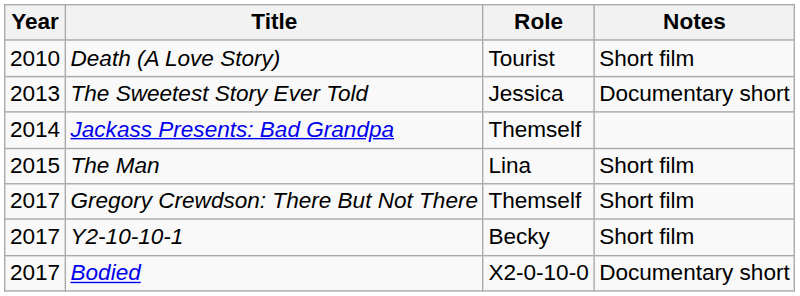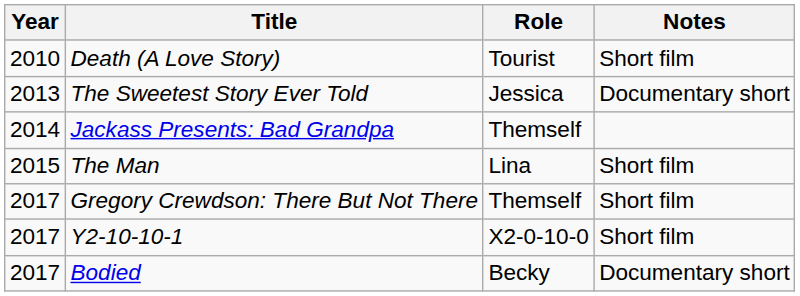(519, 237) Becky -> (539, 237) X2-0-10-0
(539, 272) X2-0-10-0 -> (519, 272) Becky
